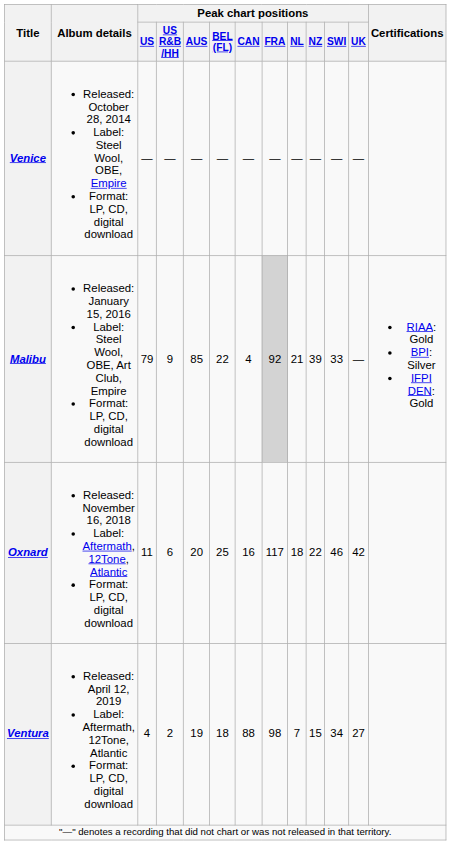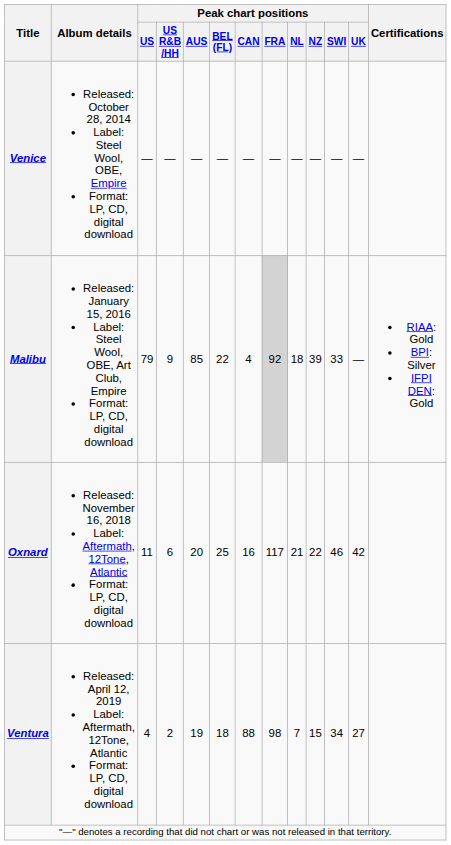(297, 358) 21 -> (297, 358) 18
(297, 553) 18 -> (297, 553) 21
